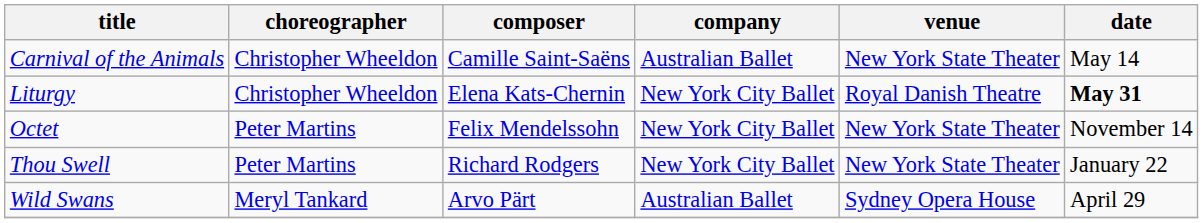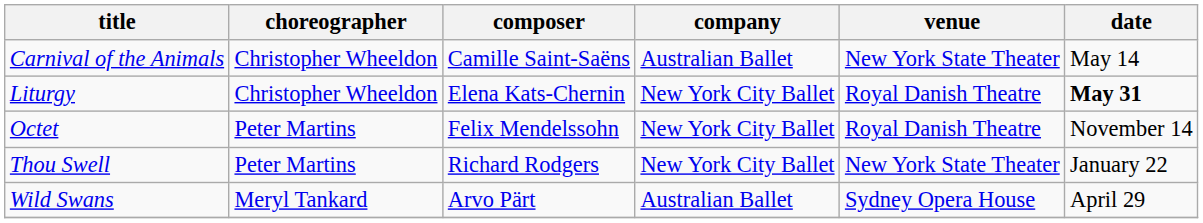(952, 128) New York State Theater -> (943, 128) Royal Danish Theatre
